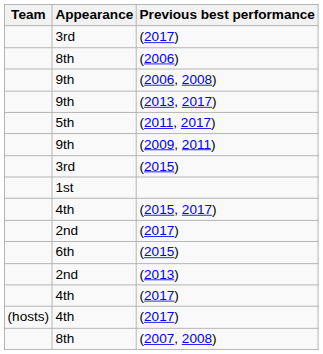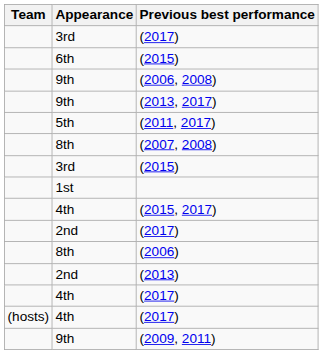rows swapped: (65, 58) <-> (65, 252)
rows swapped: (65, 144) <-> (65, 338)
